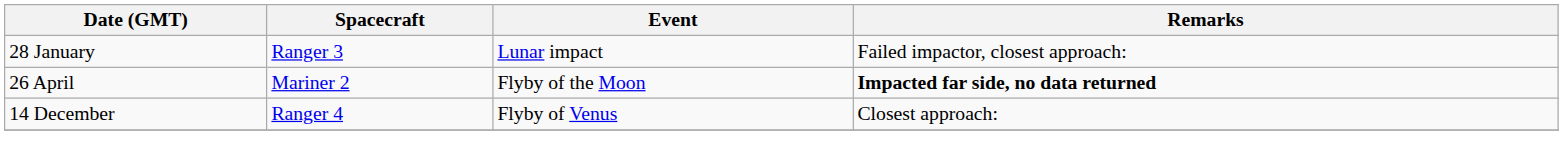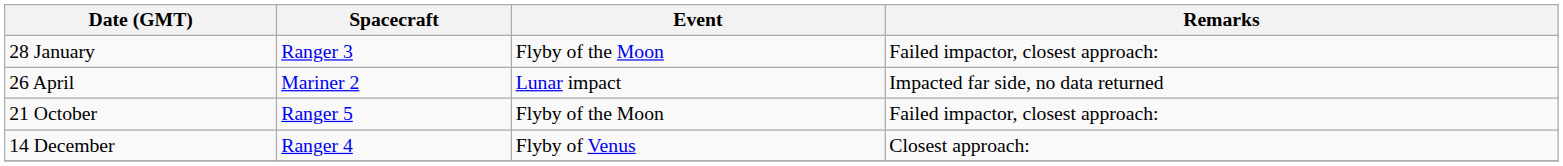(550, 51) Lunar impact -> (590, 51) Flyby of the Moon
(571, 82) Flyby of the Moon -> (568, 82) Lunar impact
(1007, 82) bold -> (1026, 82) normal
+ row: (53, 113)
